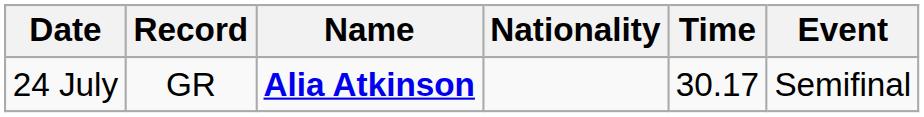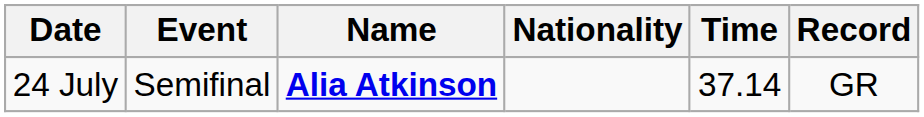columns swapped: (843, 30) <-> (191, 30)
(717, 83) 30.17 -> (740, 83) 37.14
